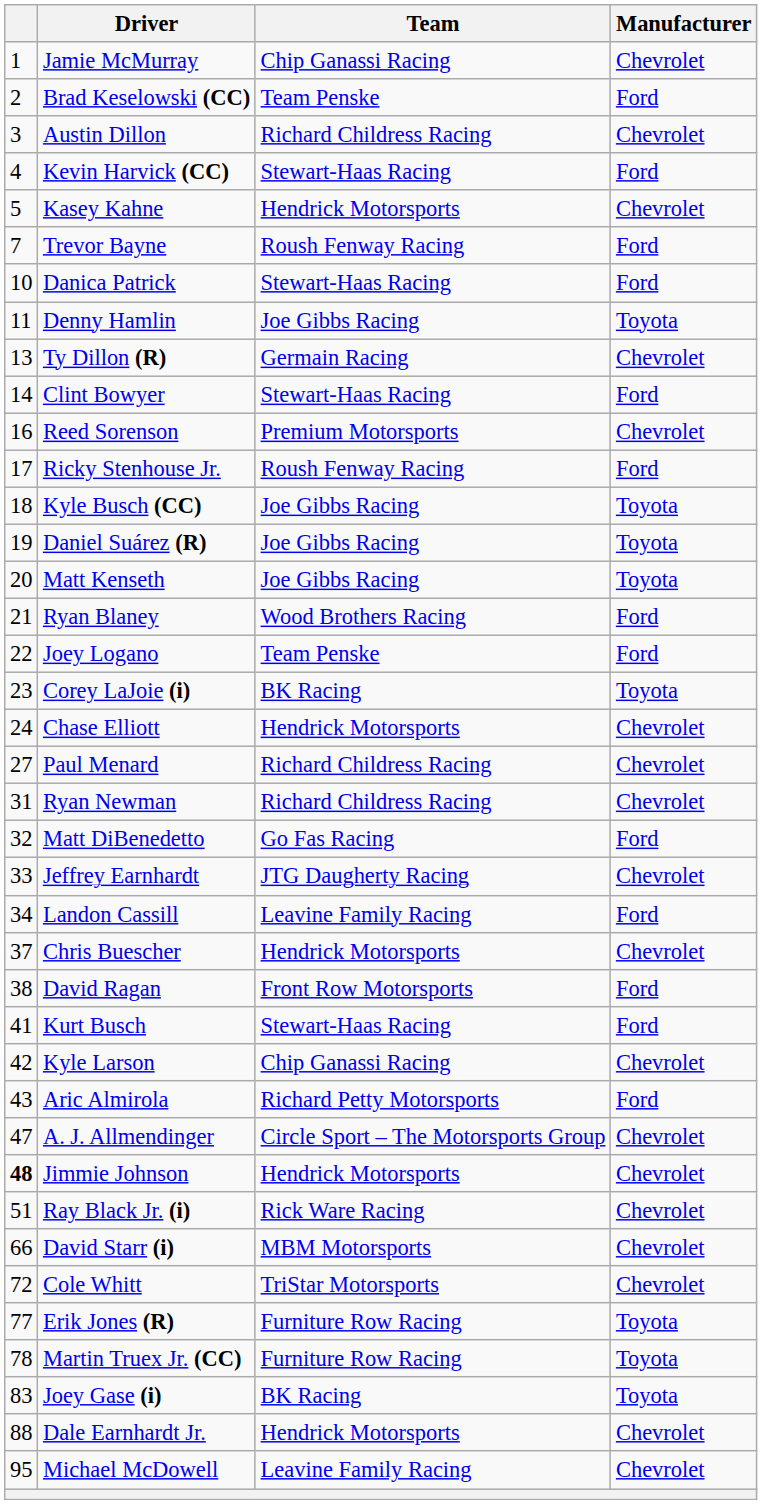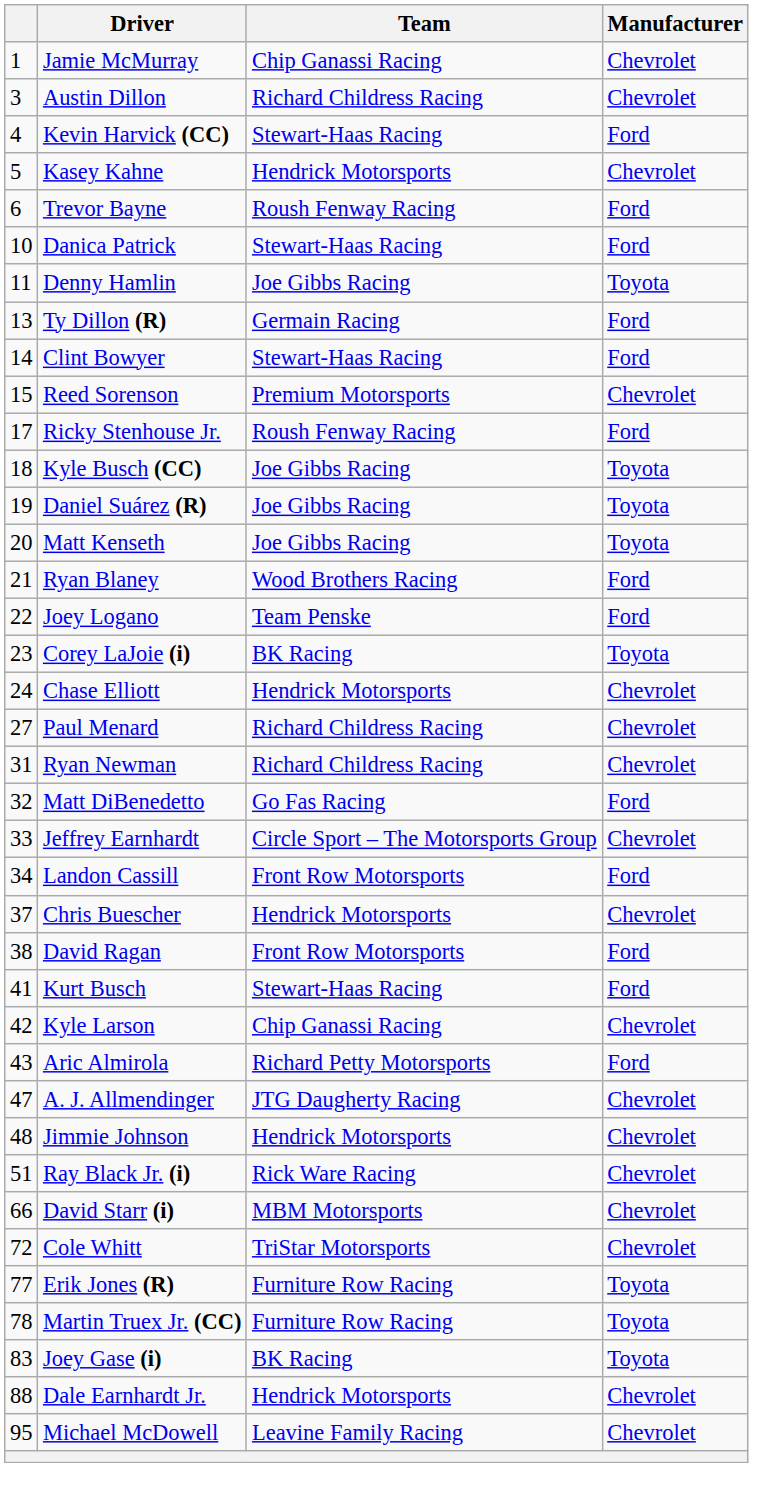- row: (147, 97)
(16, 245) 7 -> (16, 208) 6
(660, 357) Chevrolet -> (628, 319) Ford
(21, 431) 16 -> (21, 394) 15
(365, 876) JTG Daugherty Racing -> (424, 839) Circle Sport – The Motorsports Group
(366, 913) Leavine Family Racing -> (358, 876) Front Row Motorsports
(433, 1136) Circle Sport – The Motorsports Group -> (356, 1098) JTG Daugherty Racing
(21, 1173) bold -> (21, 1136) normal
